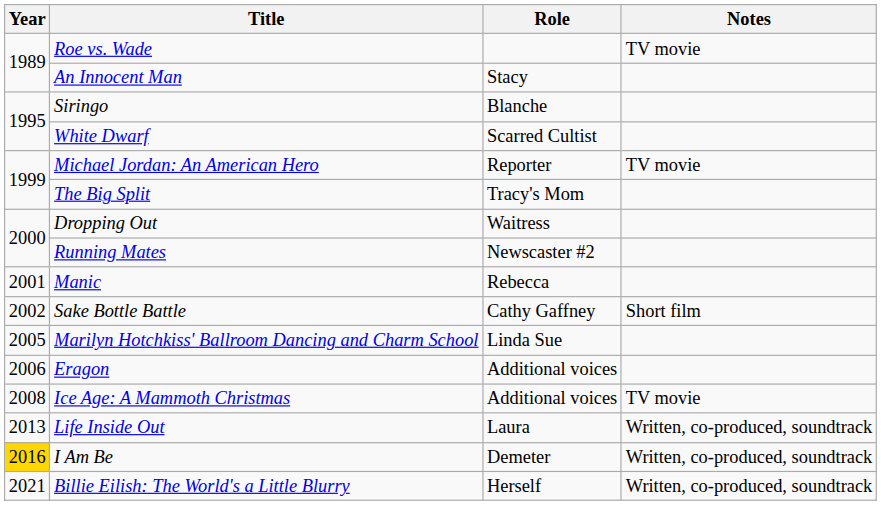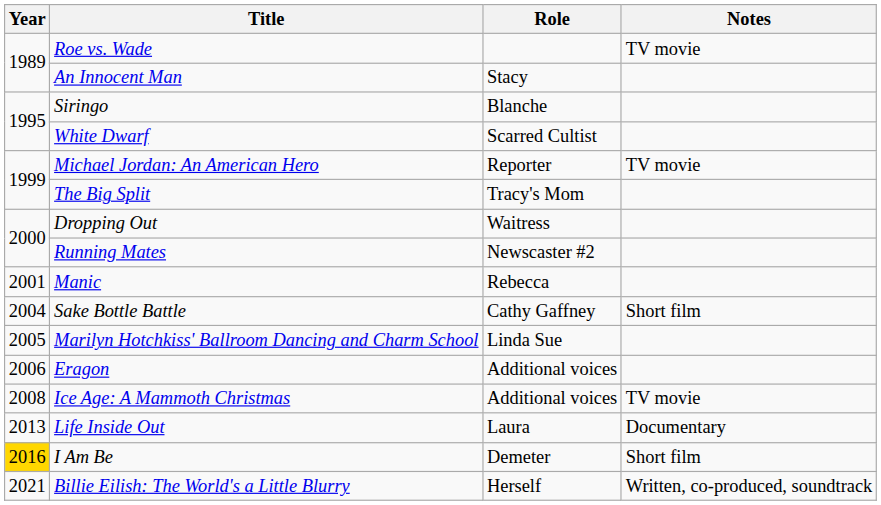(27, 310) 2002 -> (27, 310) 2004
(749, 427) Written, co-produced, soundtrack -> (676, 427) Documentary
(749, 456) Written, co-produced, soundtrack -> (663, 456) Short film
